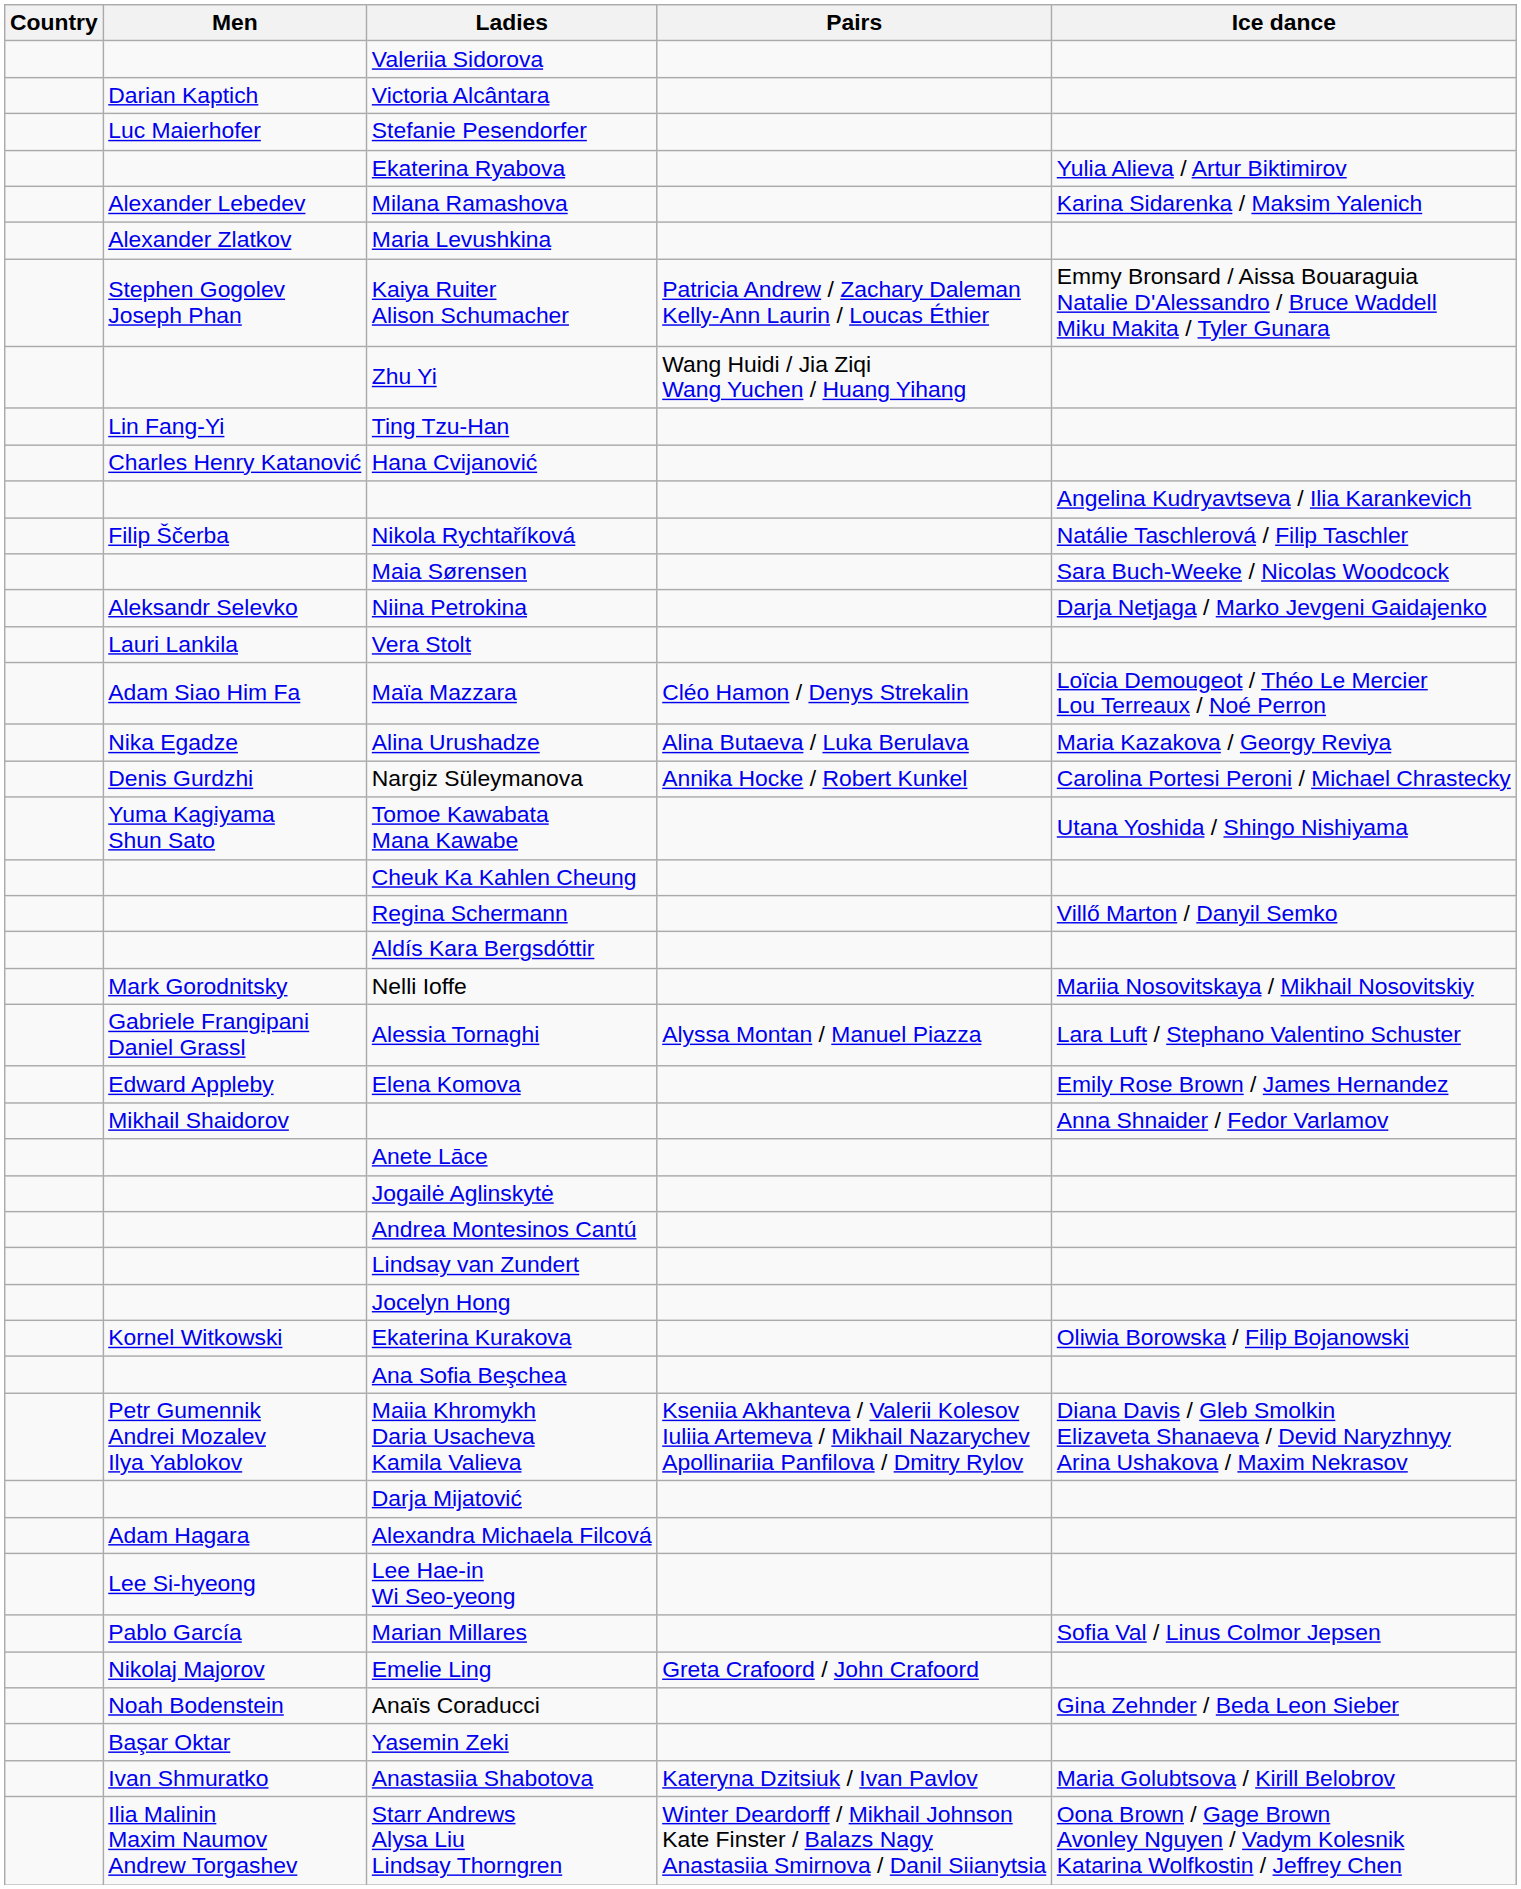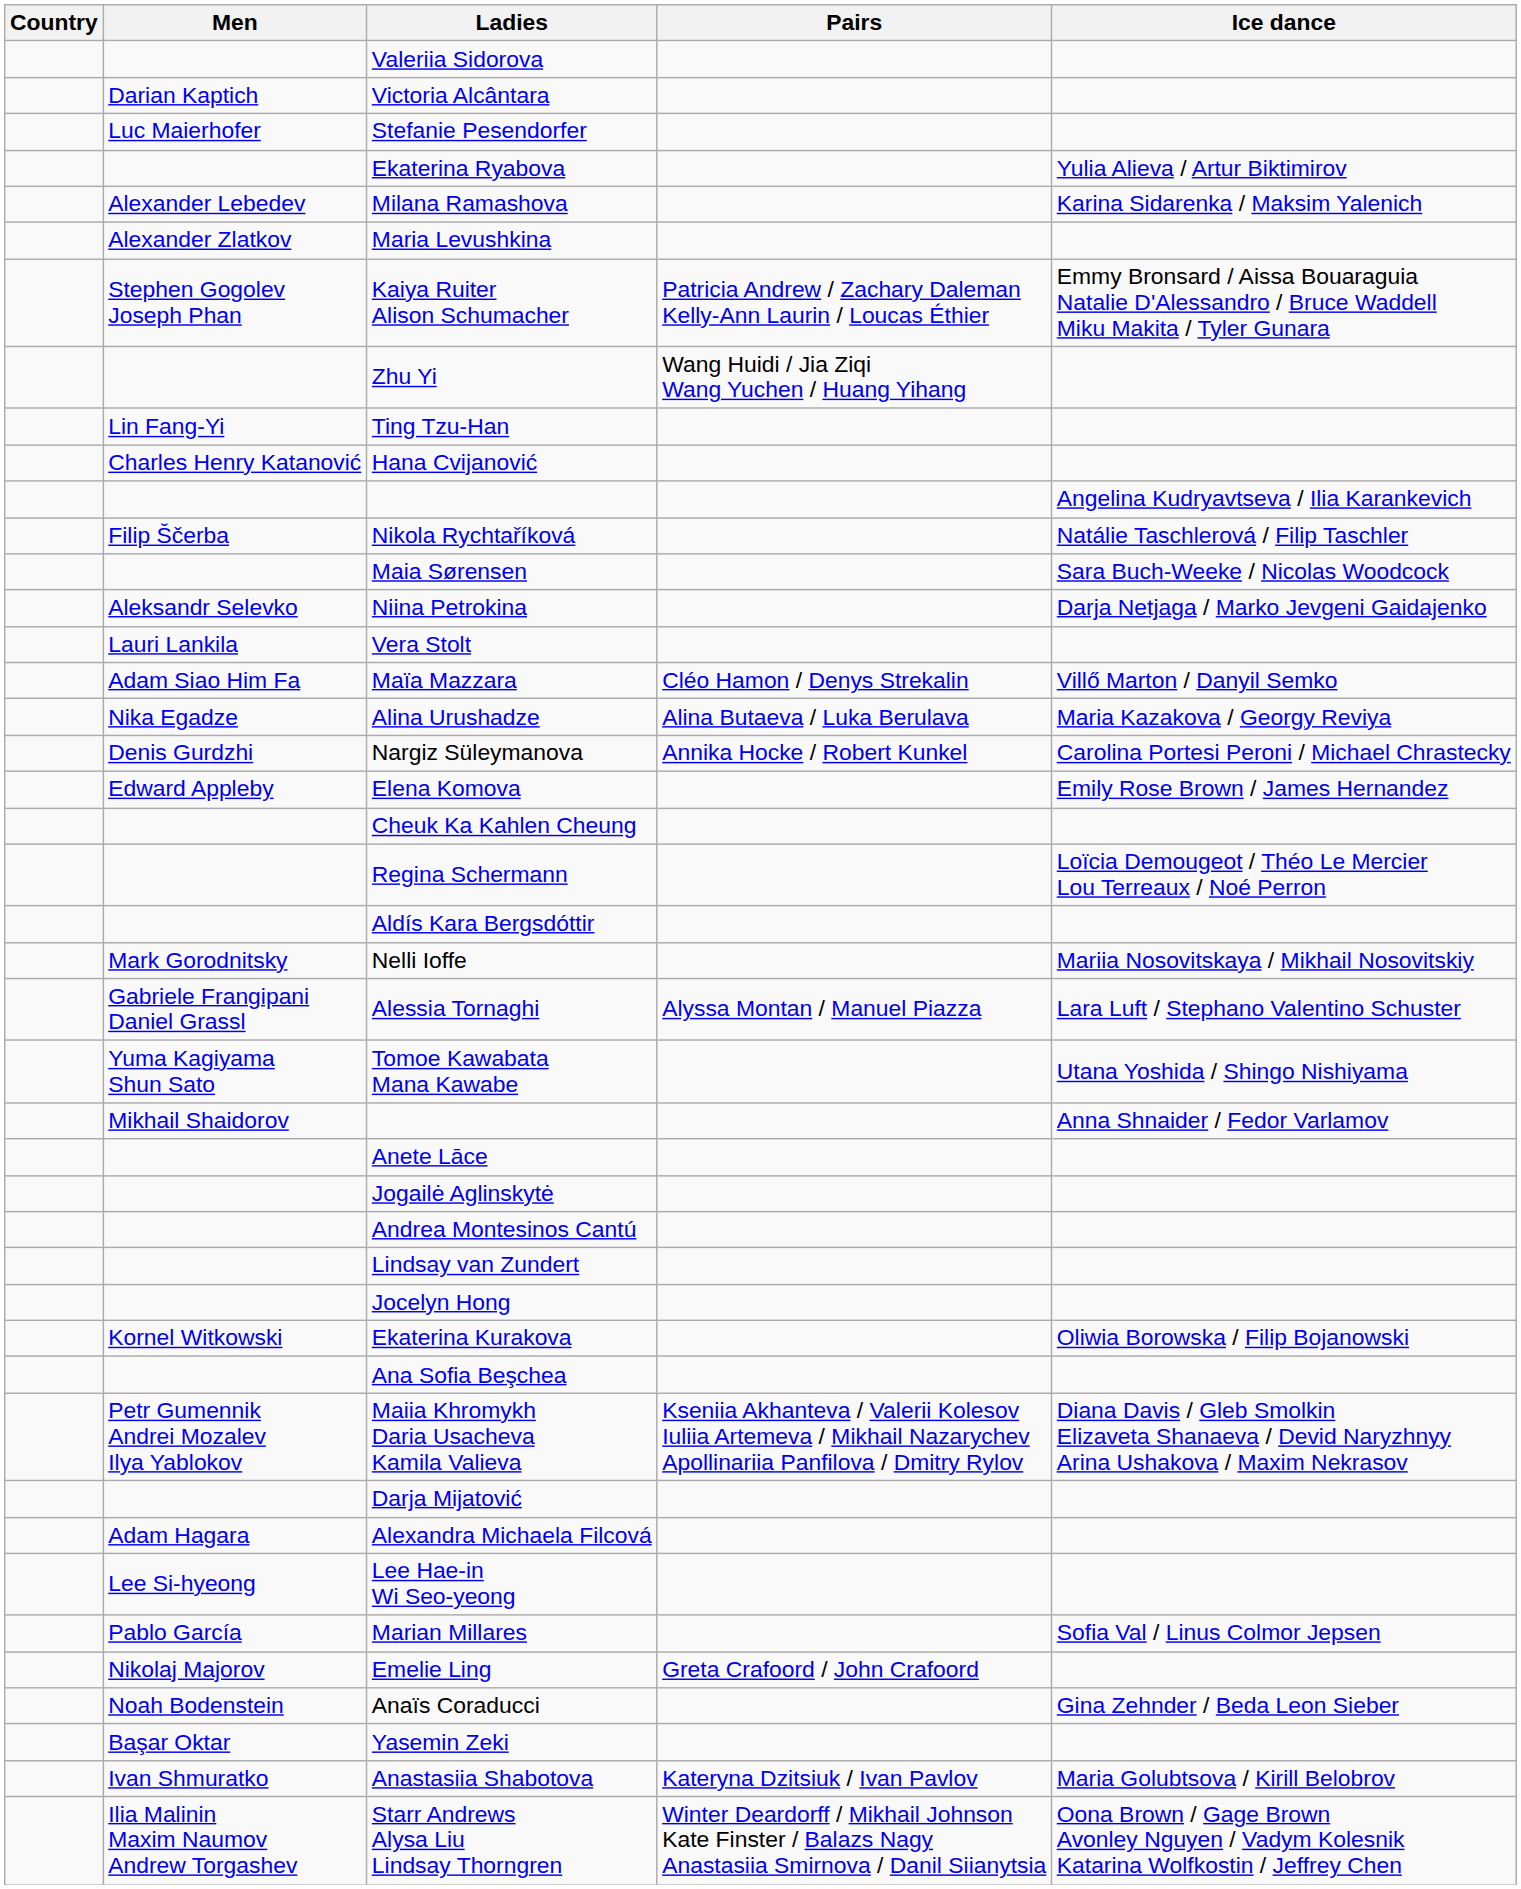(1242, 693) Loïcia Demougeot / Théo Le Mercier Lou Terreaux / Noé Perron -> (1197, 680) Villő Marton / Danyil Semko
rows swapped: (191, 1084) <-> (192, 827)
(1197, 913) Villő Marton / Danyil Semko -> (1242, 874) Loïcia Demougeot / Théo Le Mercier Lou Terreaux / Noé Perron
